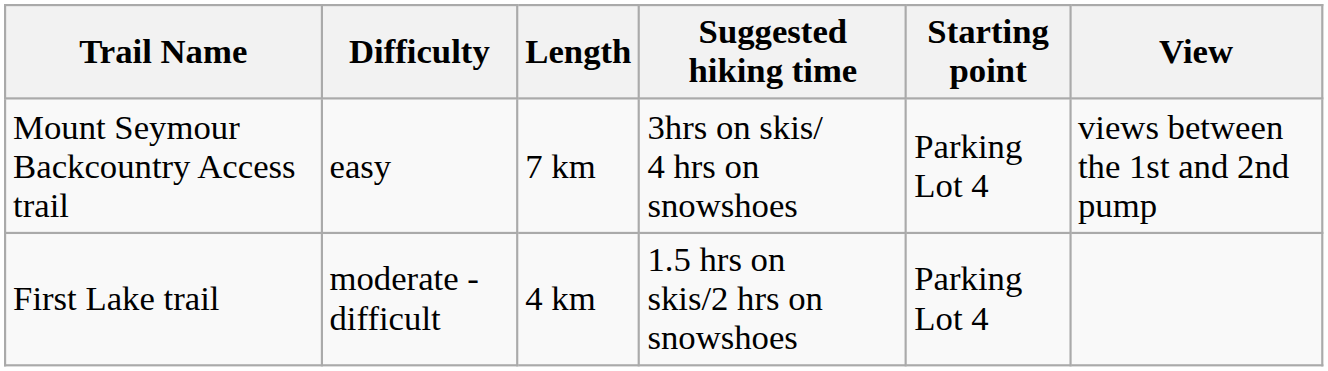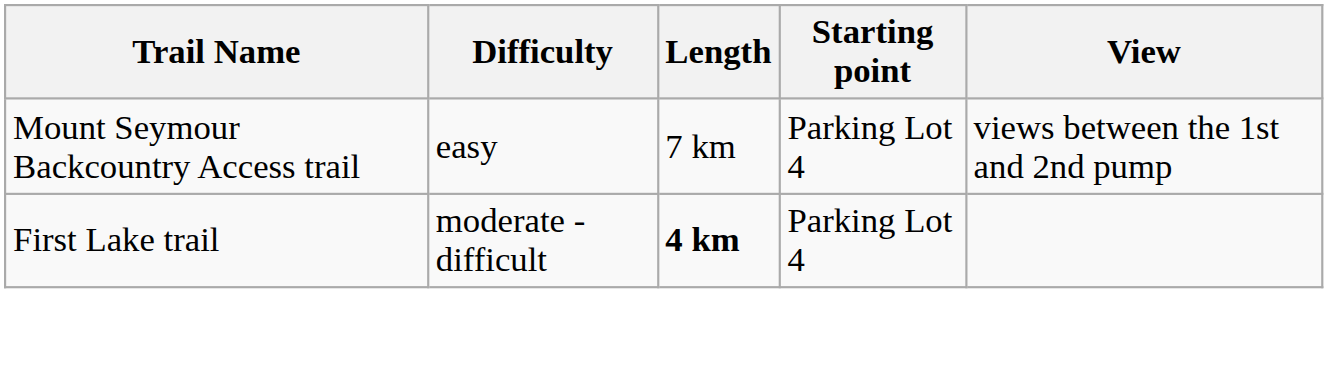- column: (773, 51)
(560, 298) normal -> (702, 239) bold
